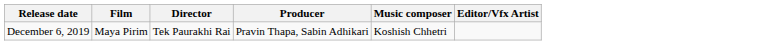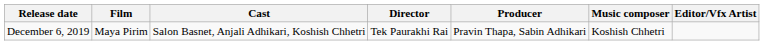+ column: (259, 13)
